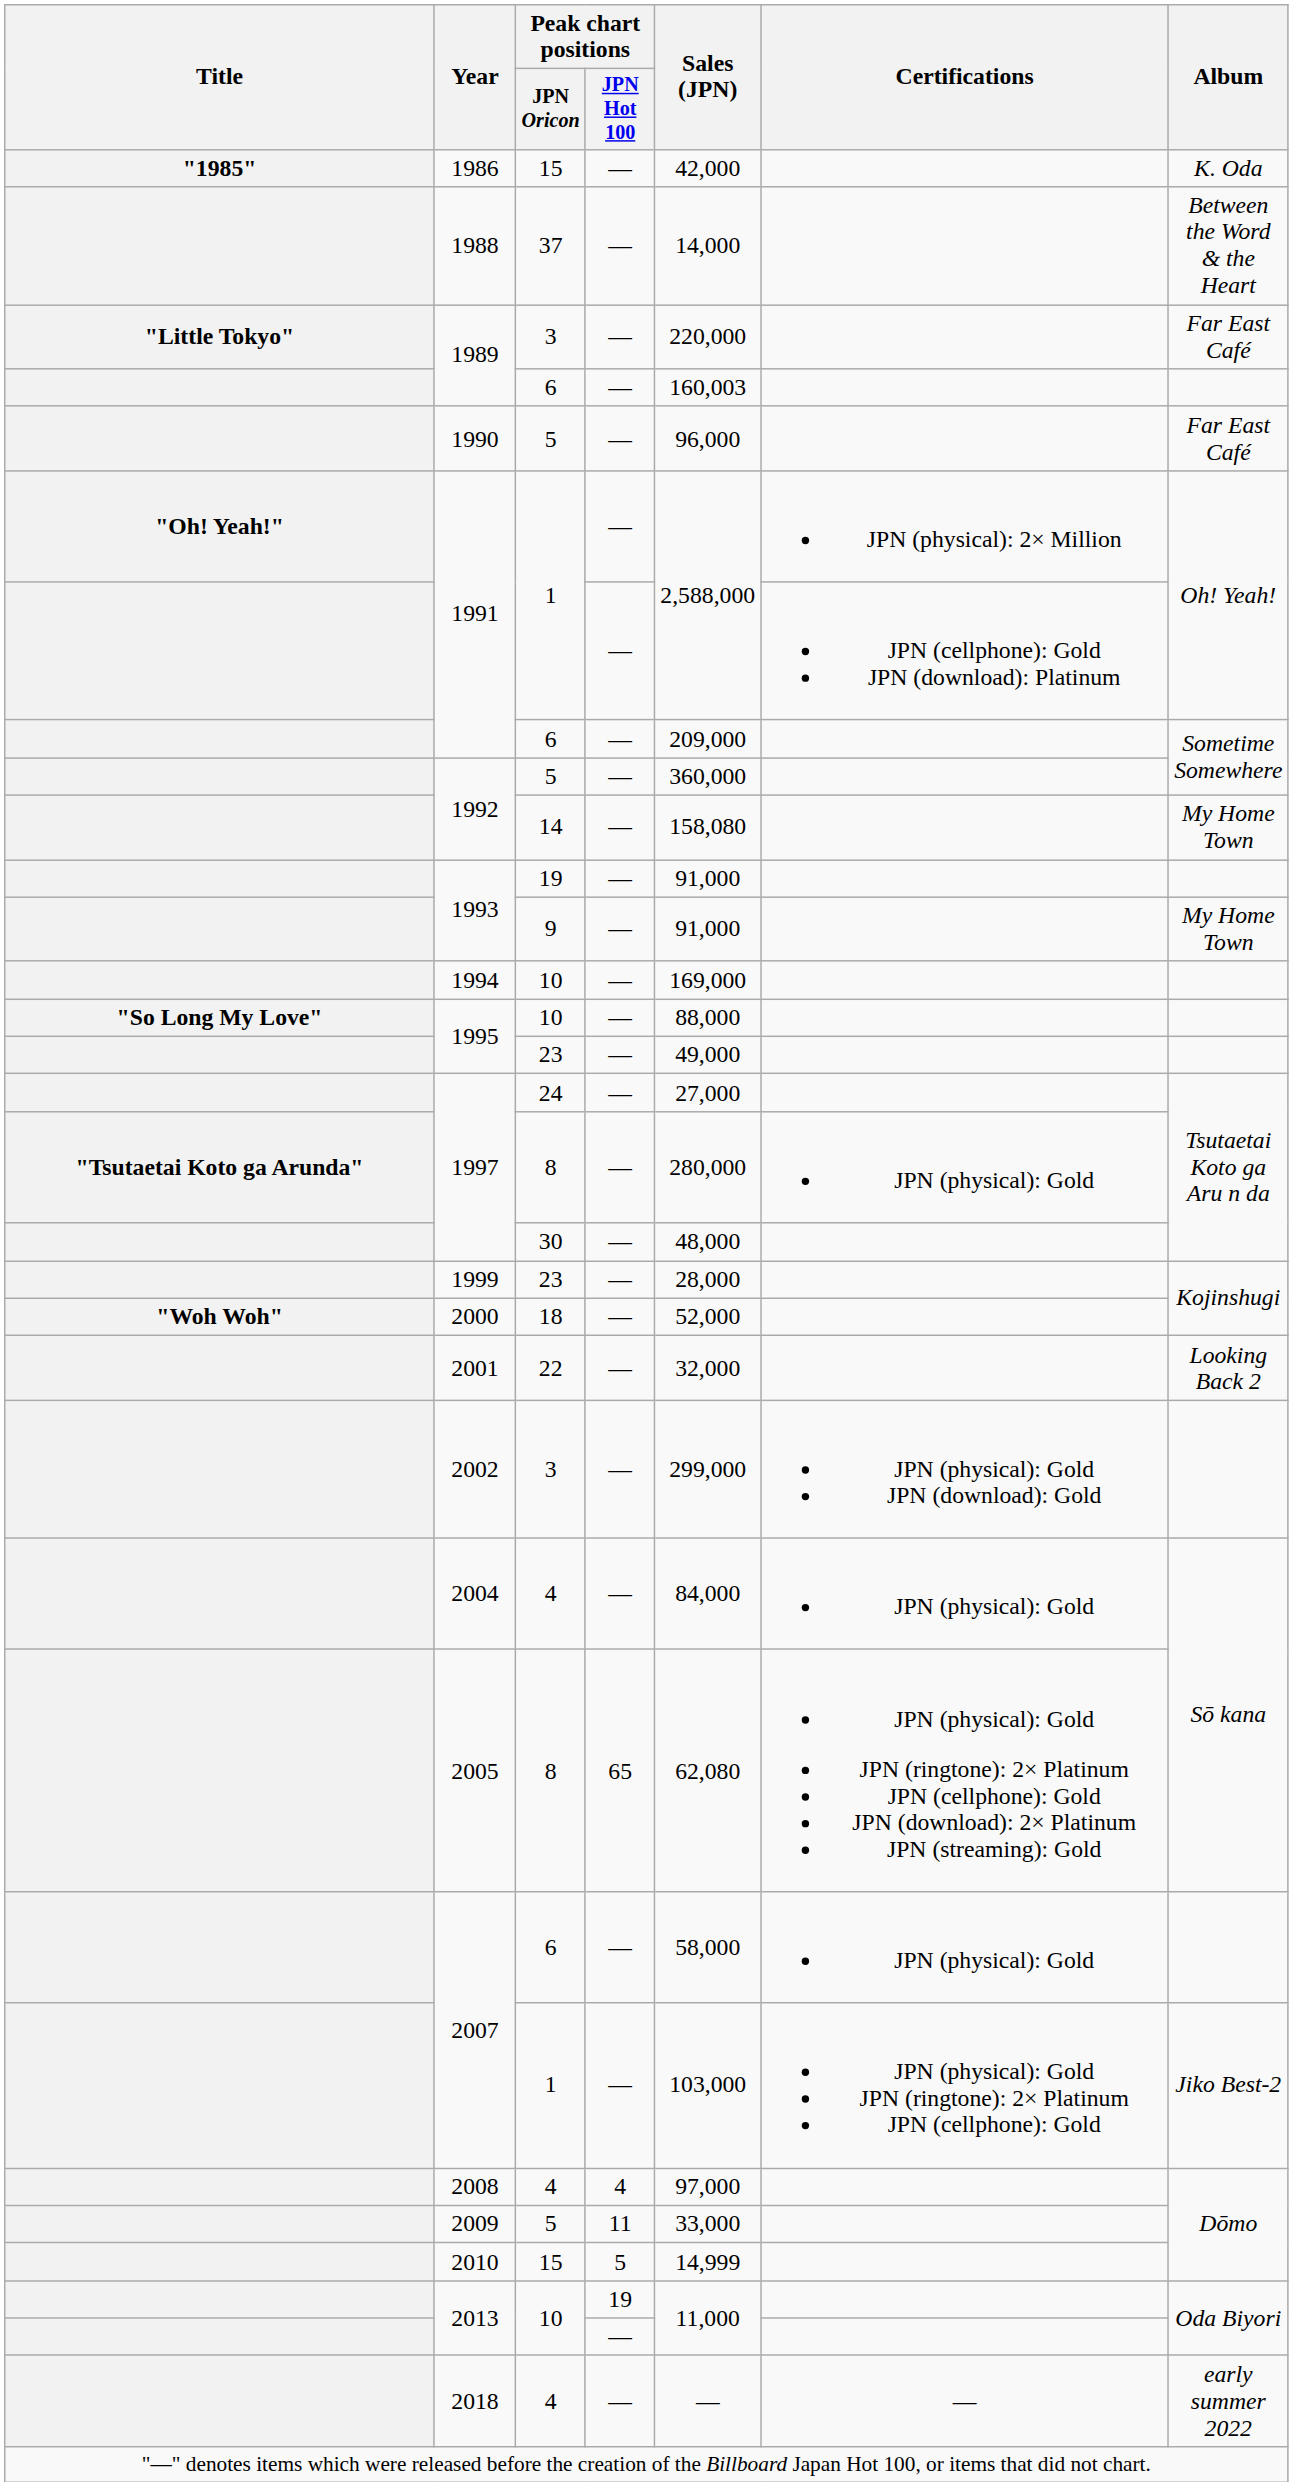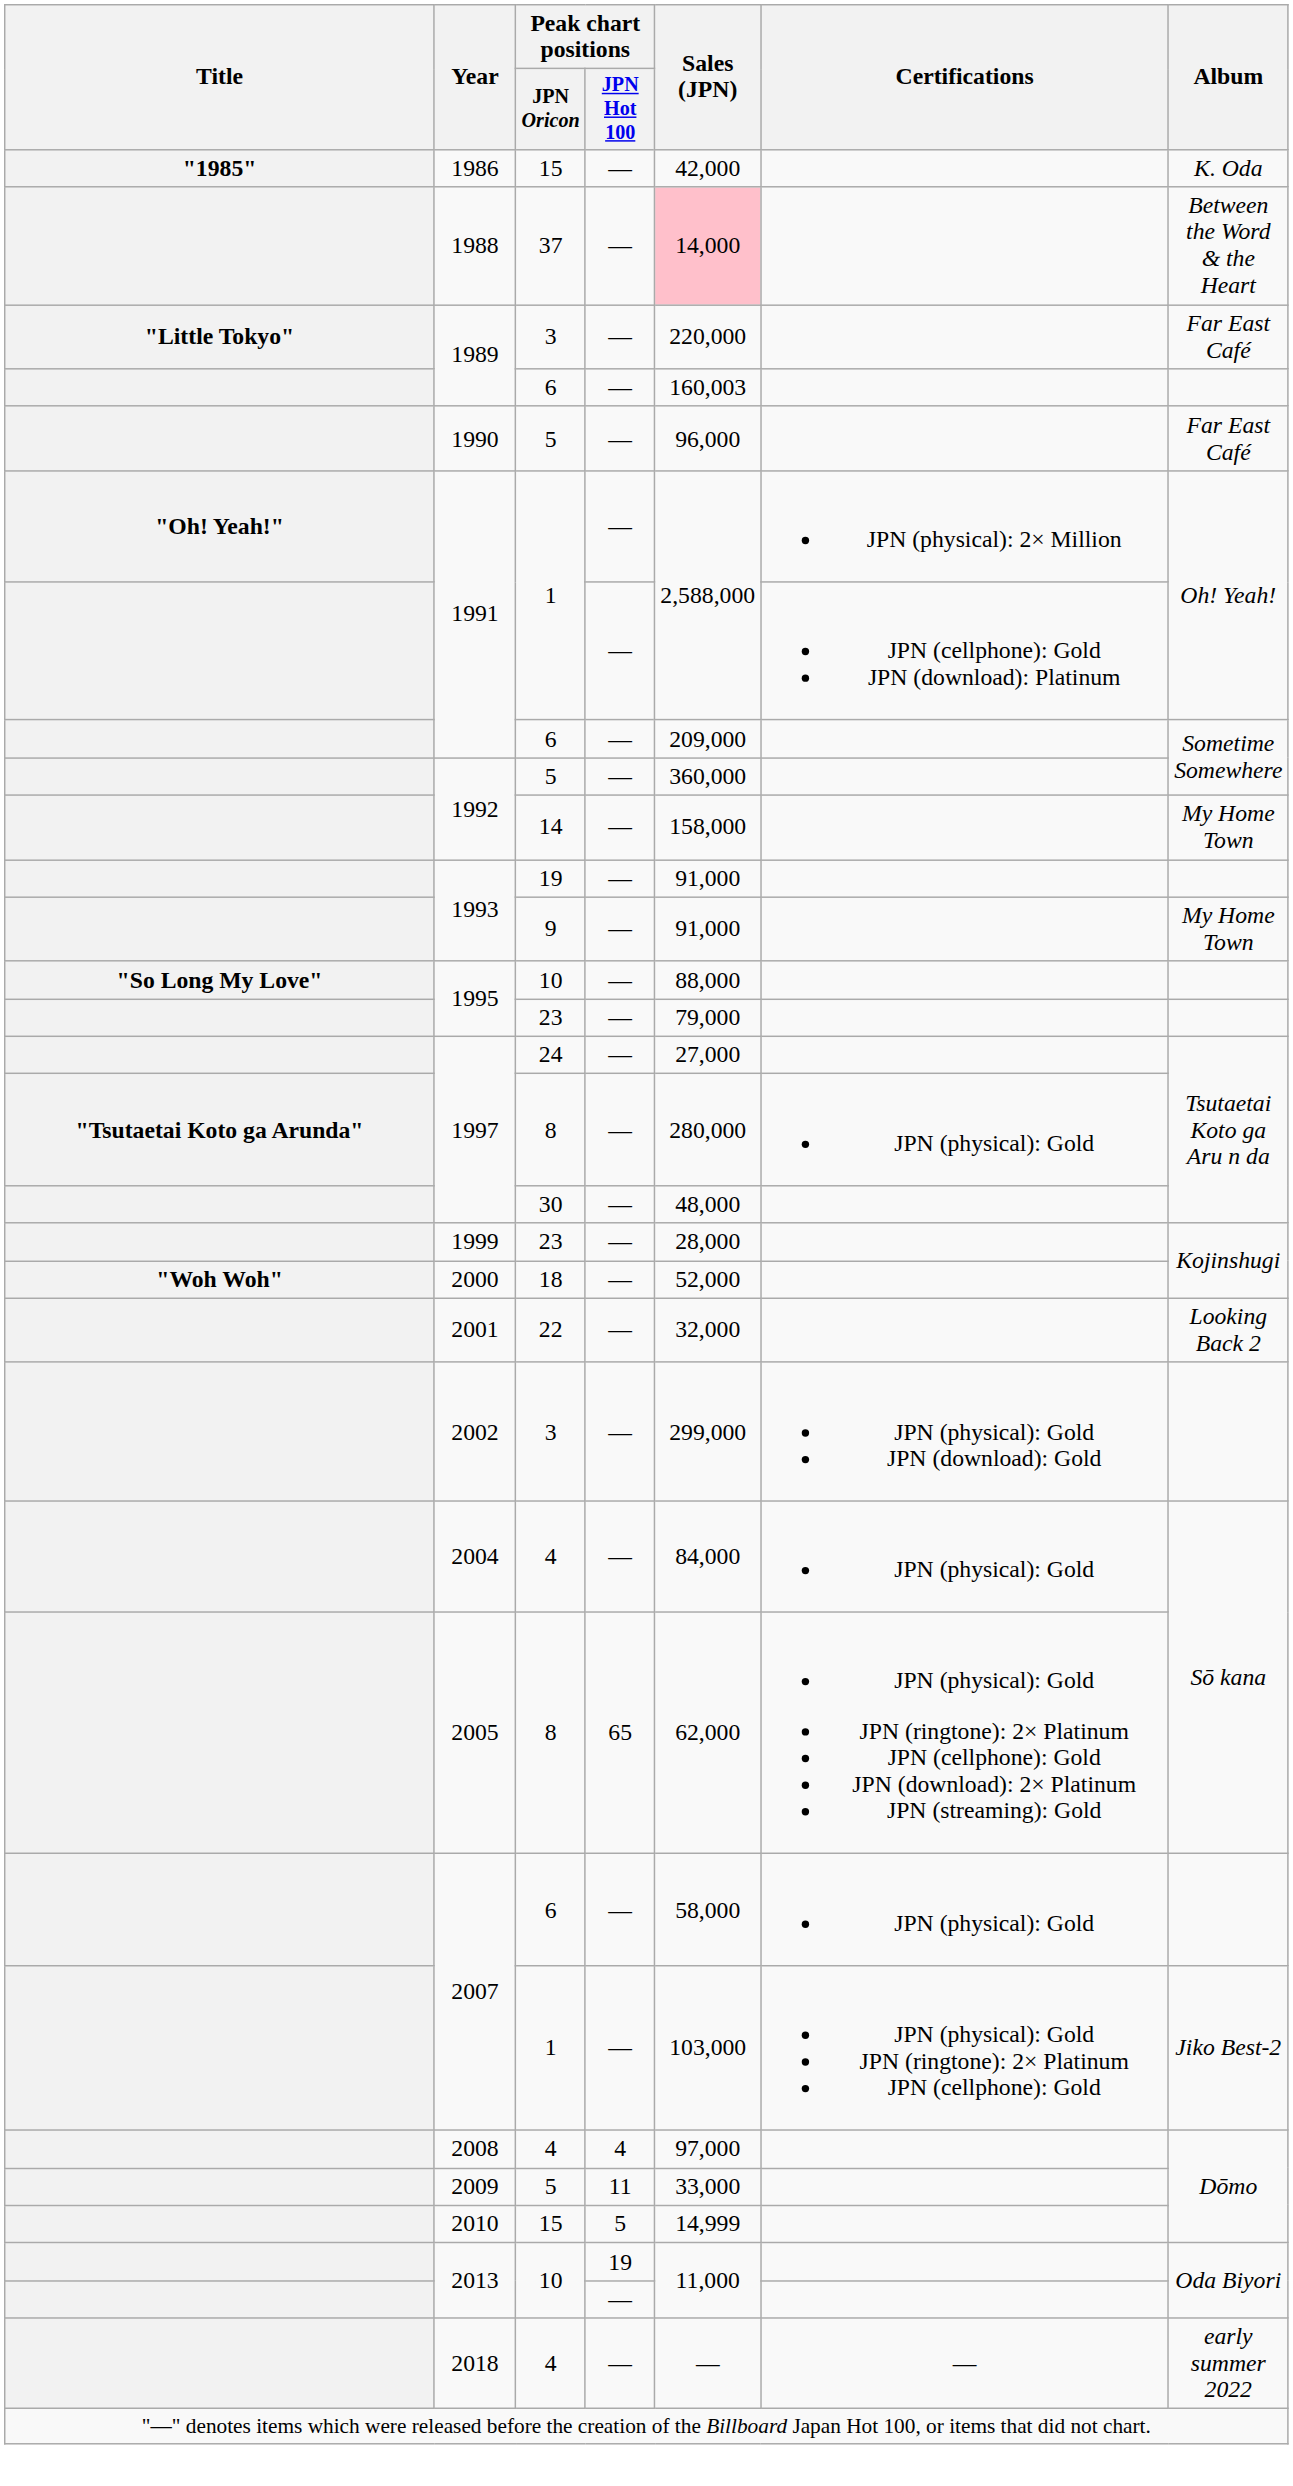(708, 245) no background -> (708, 245) pink background
(708, 827) 158,080 -> (708, 827) 158,000
- row: (475, 979)
(708, 1054) 49,000 -> (708, 1017) 79,000
(708, 1770) 62,080 -> (708, 1732) 62,000
